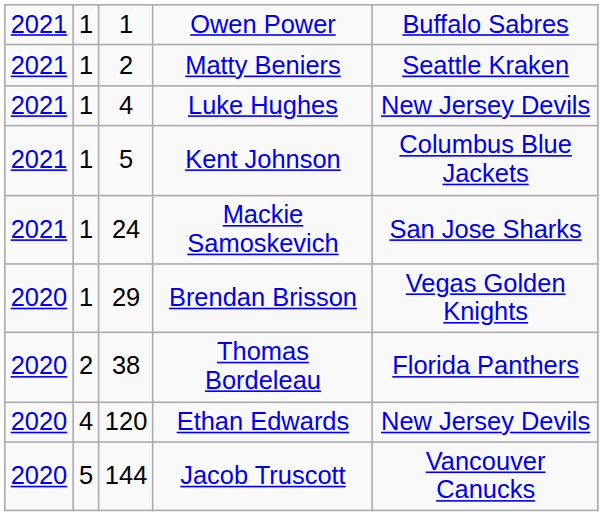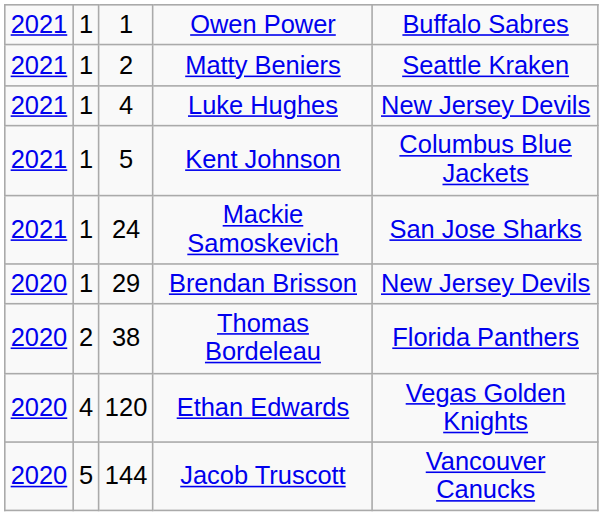(486, 297) Vegas Golden Knights -> (486, 283) New Jersey Devils
(486, 421) New Jersey Devils -> (486, 407) Vegas Golden Knights
